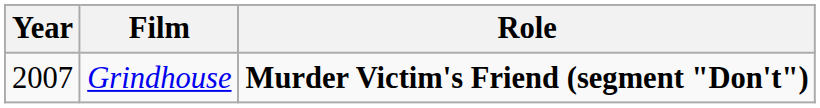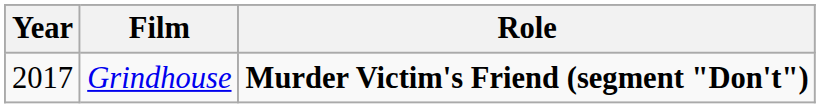(43, 77) 2007 -> (43, 77) 2017
